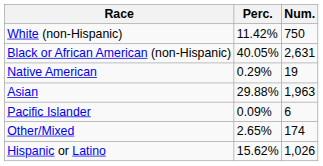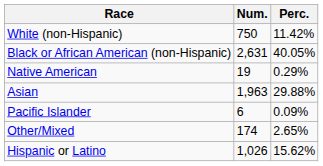columns swapped: (300, 14) <-> (258, 14)
